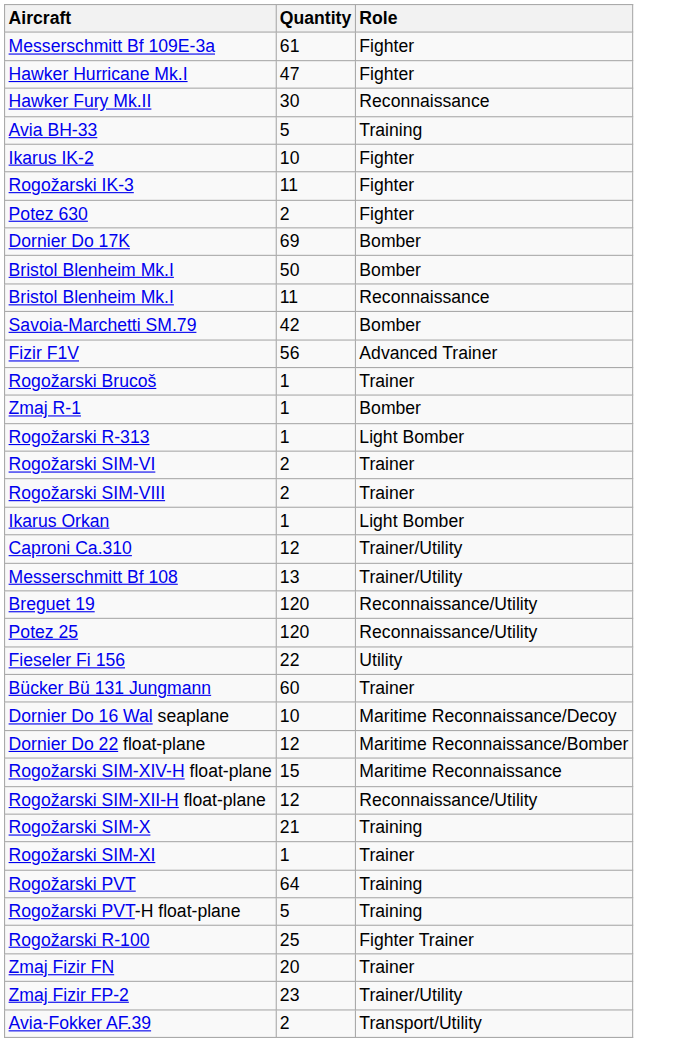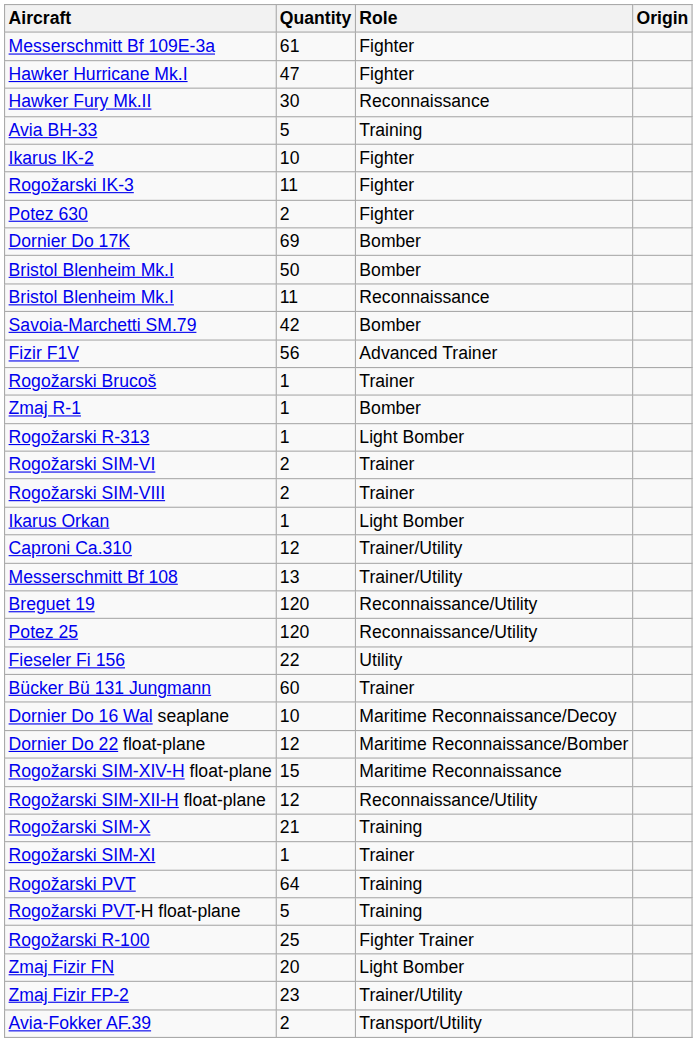+ column: (662, 18)
(387, 967) Trainer -> (412, 967) Light Bomber
